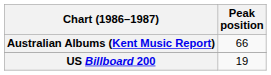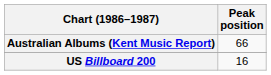(242, 61) 19 -> (242, 61) 16
